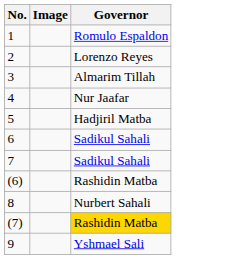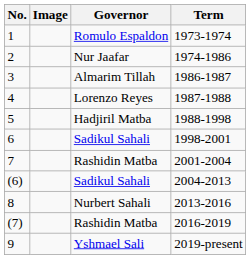+ column: (209, 14)
(113, 56) Lorenzo Reyes -> (101, 56) Nur Jaafar
(101, 98) Nur Jaafar -> (113, 98) Lorenzo Reyes
(112, 160) Sadikul Sahali -> (116, 160) Rashidin Matba
(116, 181) Rashidin Matba -> (112, 181) Sadikul Sahali
(116, 222) gold background -> (116, 222) no background
